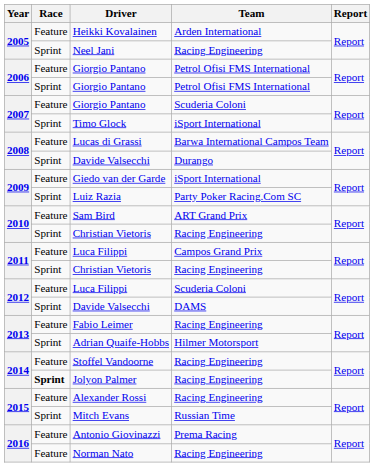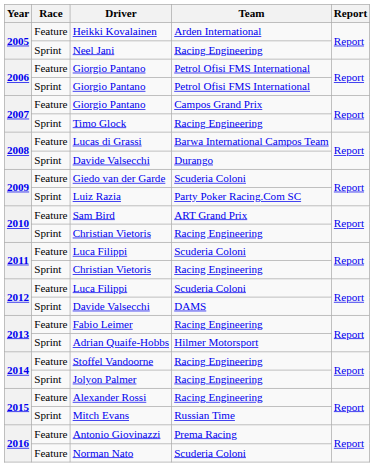(210, 105) Scuderia Coloni -> (218, 105) Campos Grand Prix
(217, 123) iSport International -> (218, 123) Racing Engineering
(217, 178) iSport International -> (210, 178) Scuderia Coloni
(218, 251) Campos Grand Prix -> (210, 251) Scuderia Coloni
(49, 379) bold -> (48, 379) normal
(218, 452) Racing Engineering -> (210, 452) Scuderia Coloni
